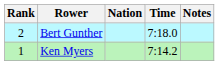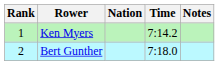rows swapped: (67, 51) <-> (71, 32)
